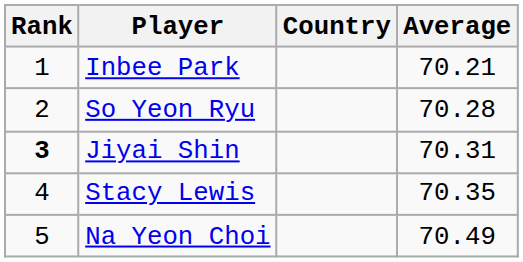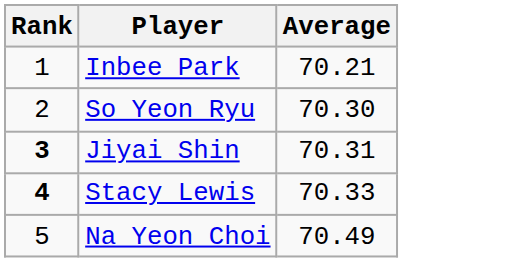- column: (337, 26)
(457, 110) 70.28 -> (337, 110) 70.30
(42, 194) normal -> (42, 194) bold
(457, 194) 70.35 -> (337, 194) 70.33
